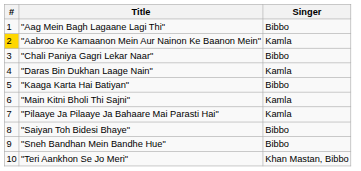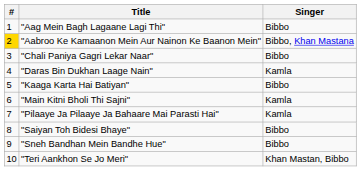(278, 41) Kamla -> (310, 41) Bibbo, Khan Mastana
